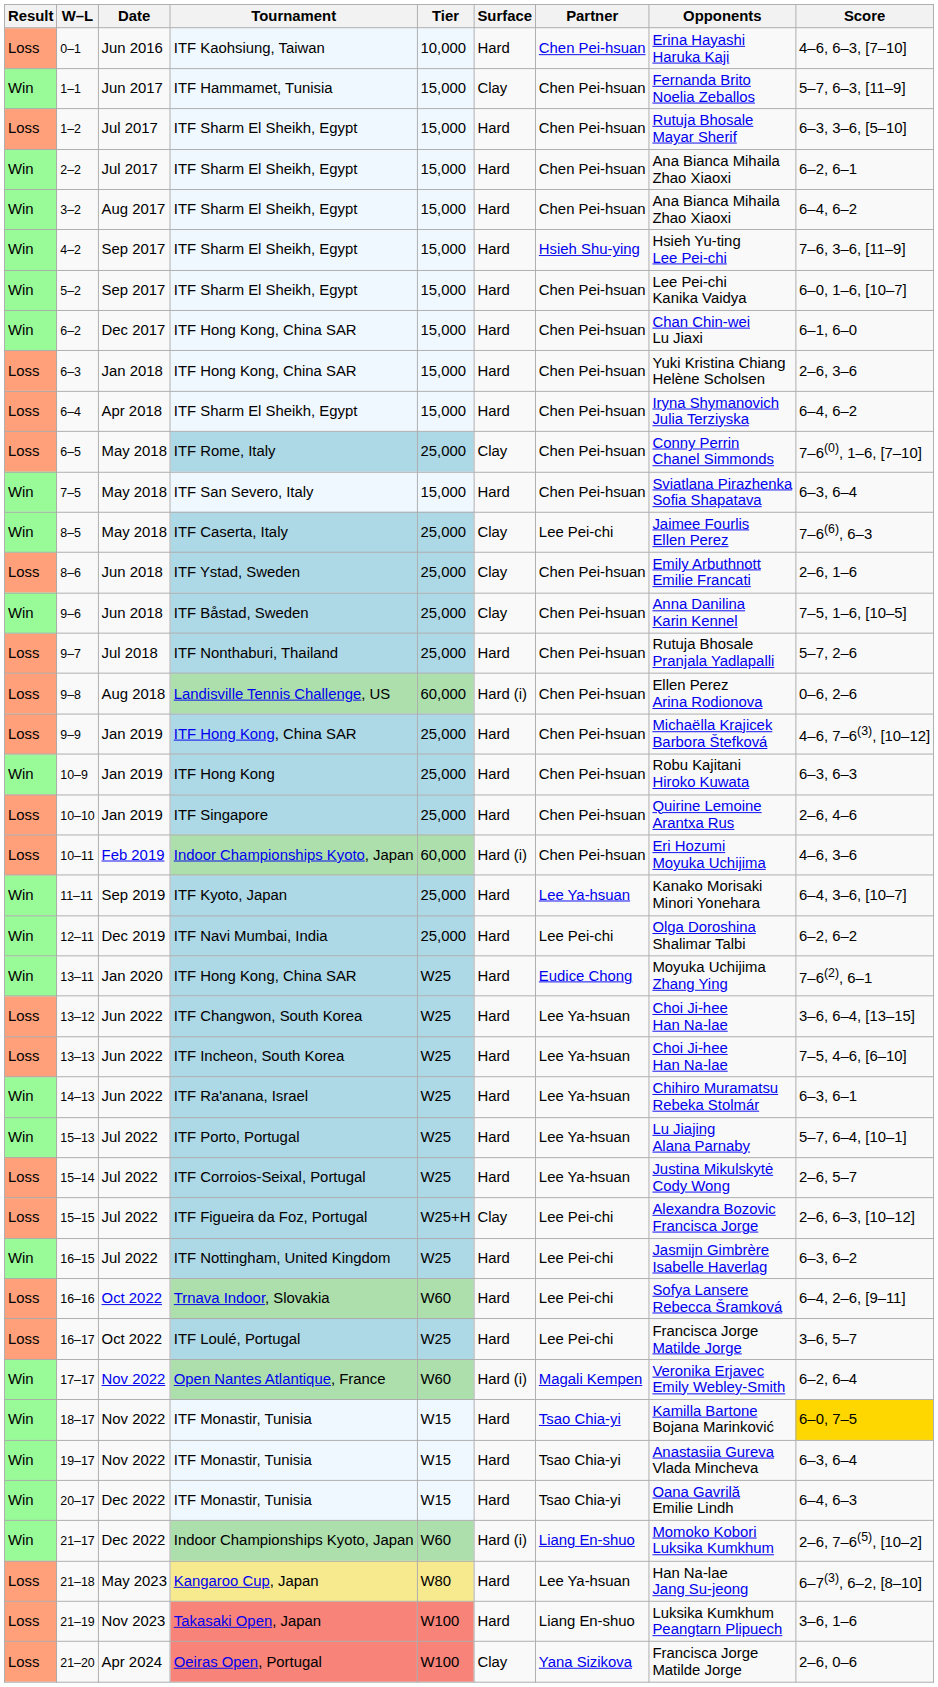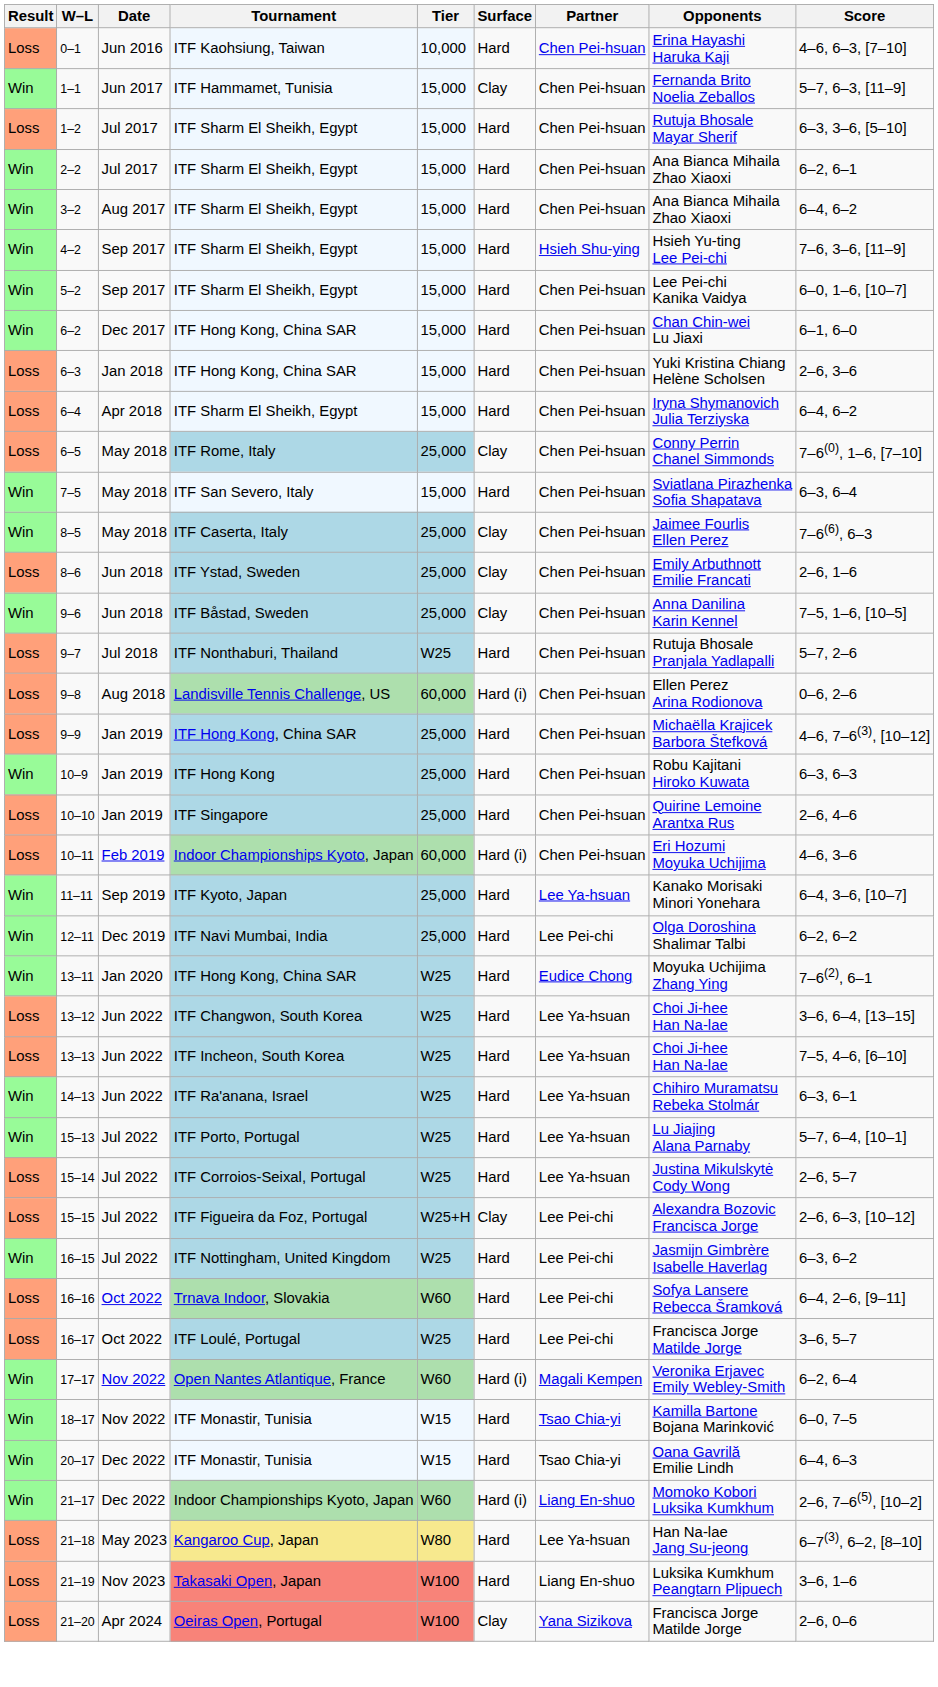(576, 532) Lee Pei-chi -> (592, 532) Chen Pei-hsuan
(443, 653) 25,000 -> (436, 653) W25
(828, 1419) gold background -> (828, 1419) no background
- row: (77, 1461)
